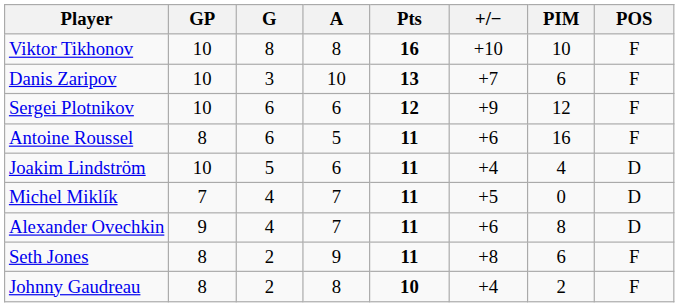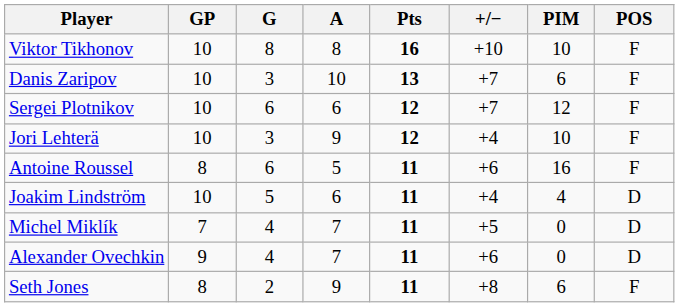(488, 108) +9 -> (488, 108) +7
+ row: (54, 138)
(561, 227) 8 -> (561, 256) 0
- row: (75, 286)
